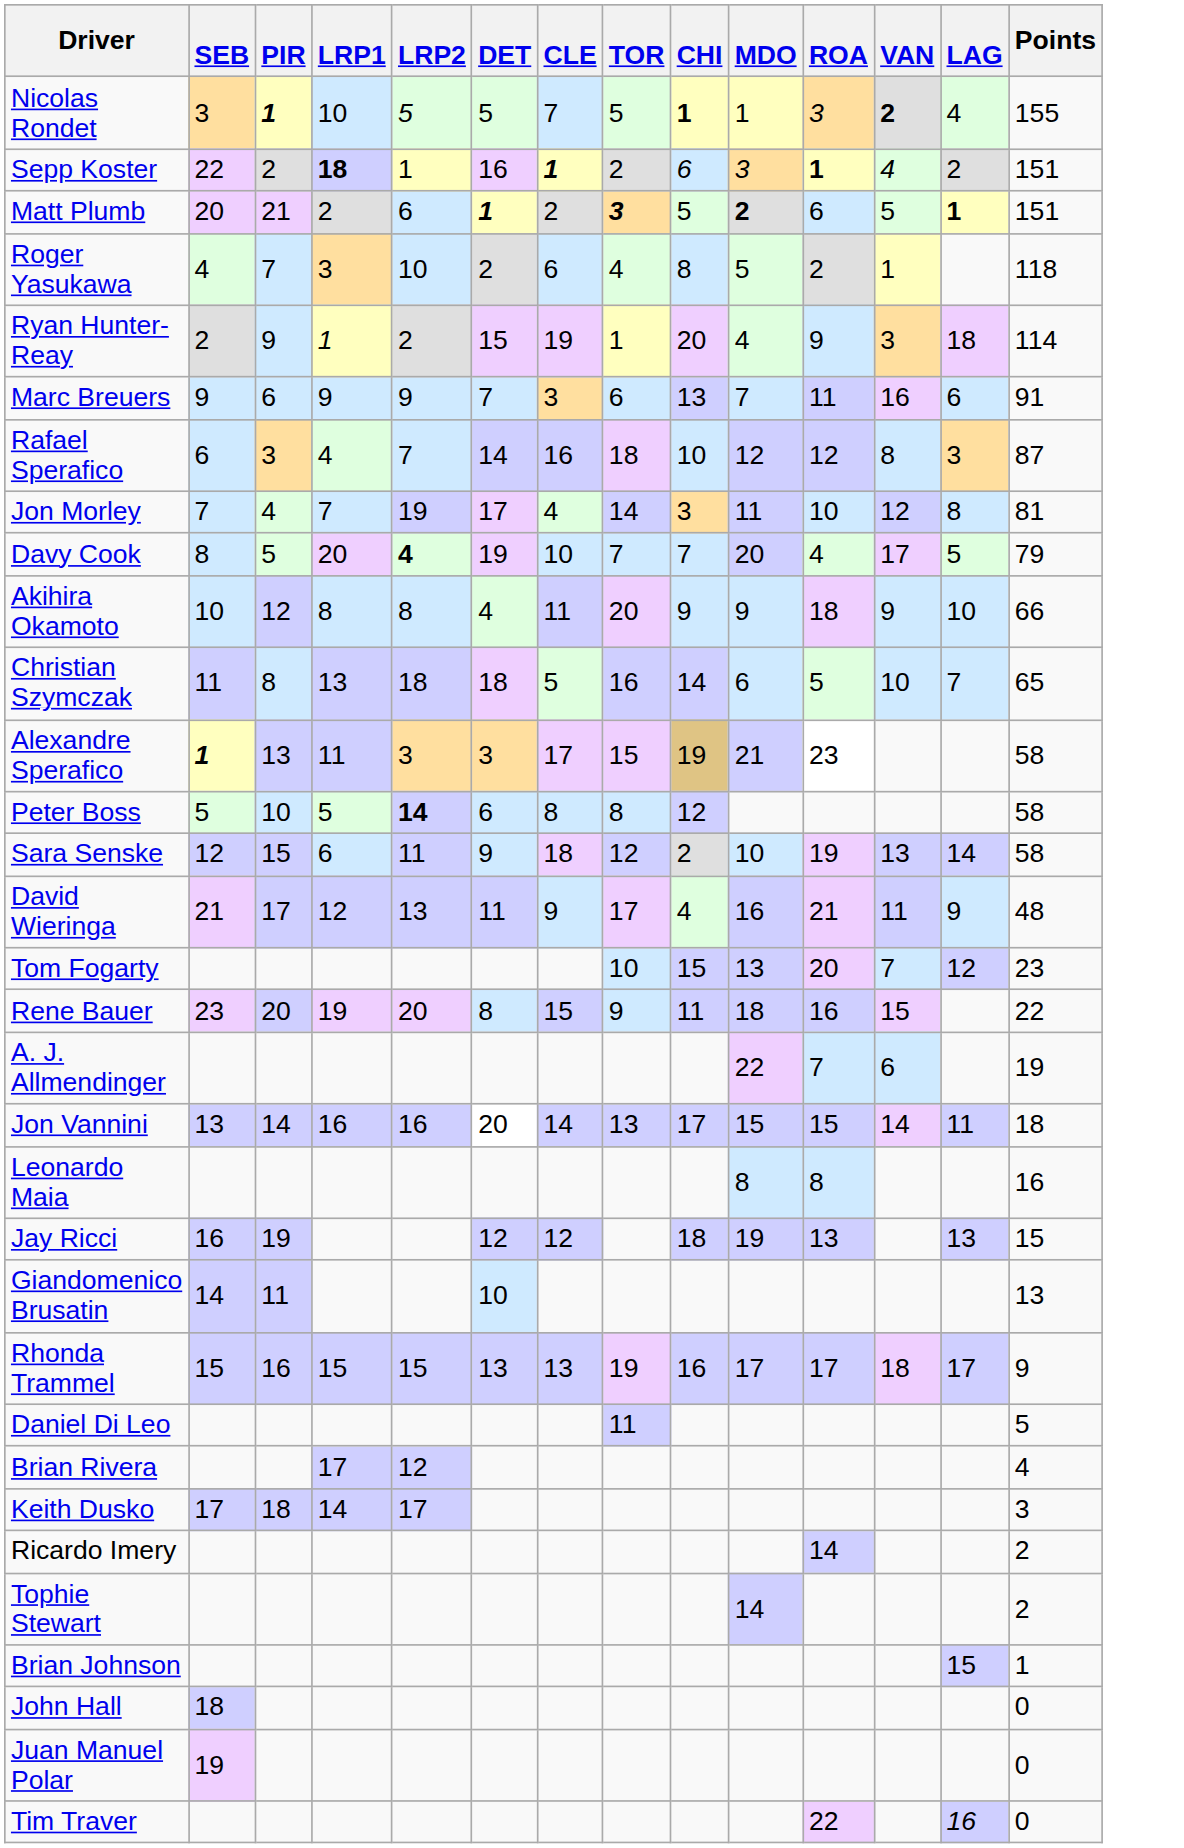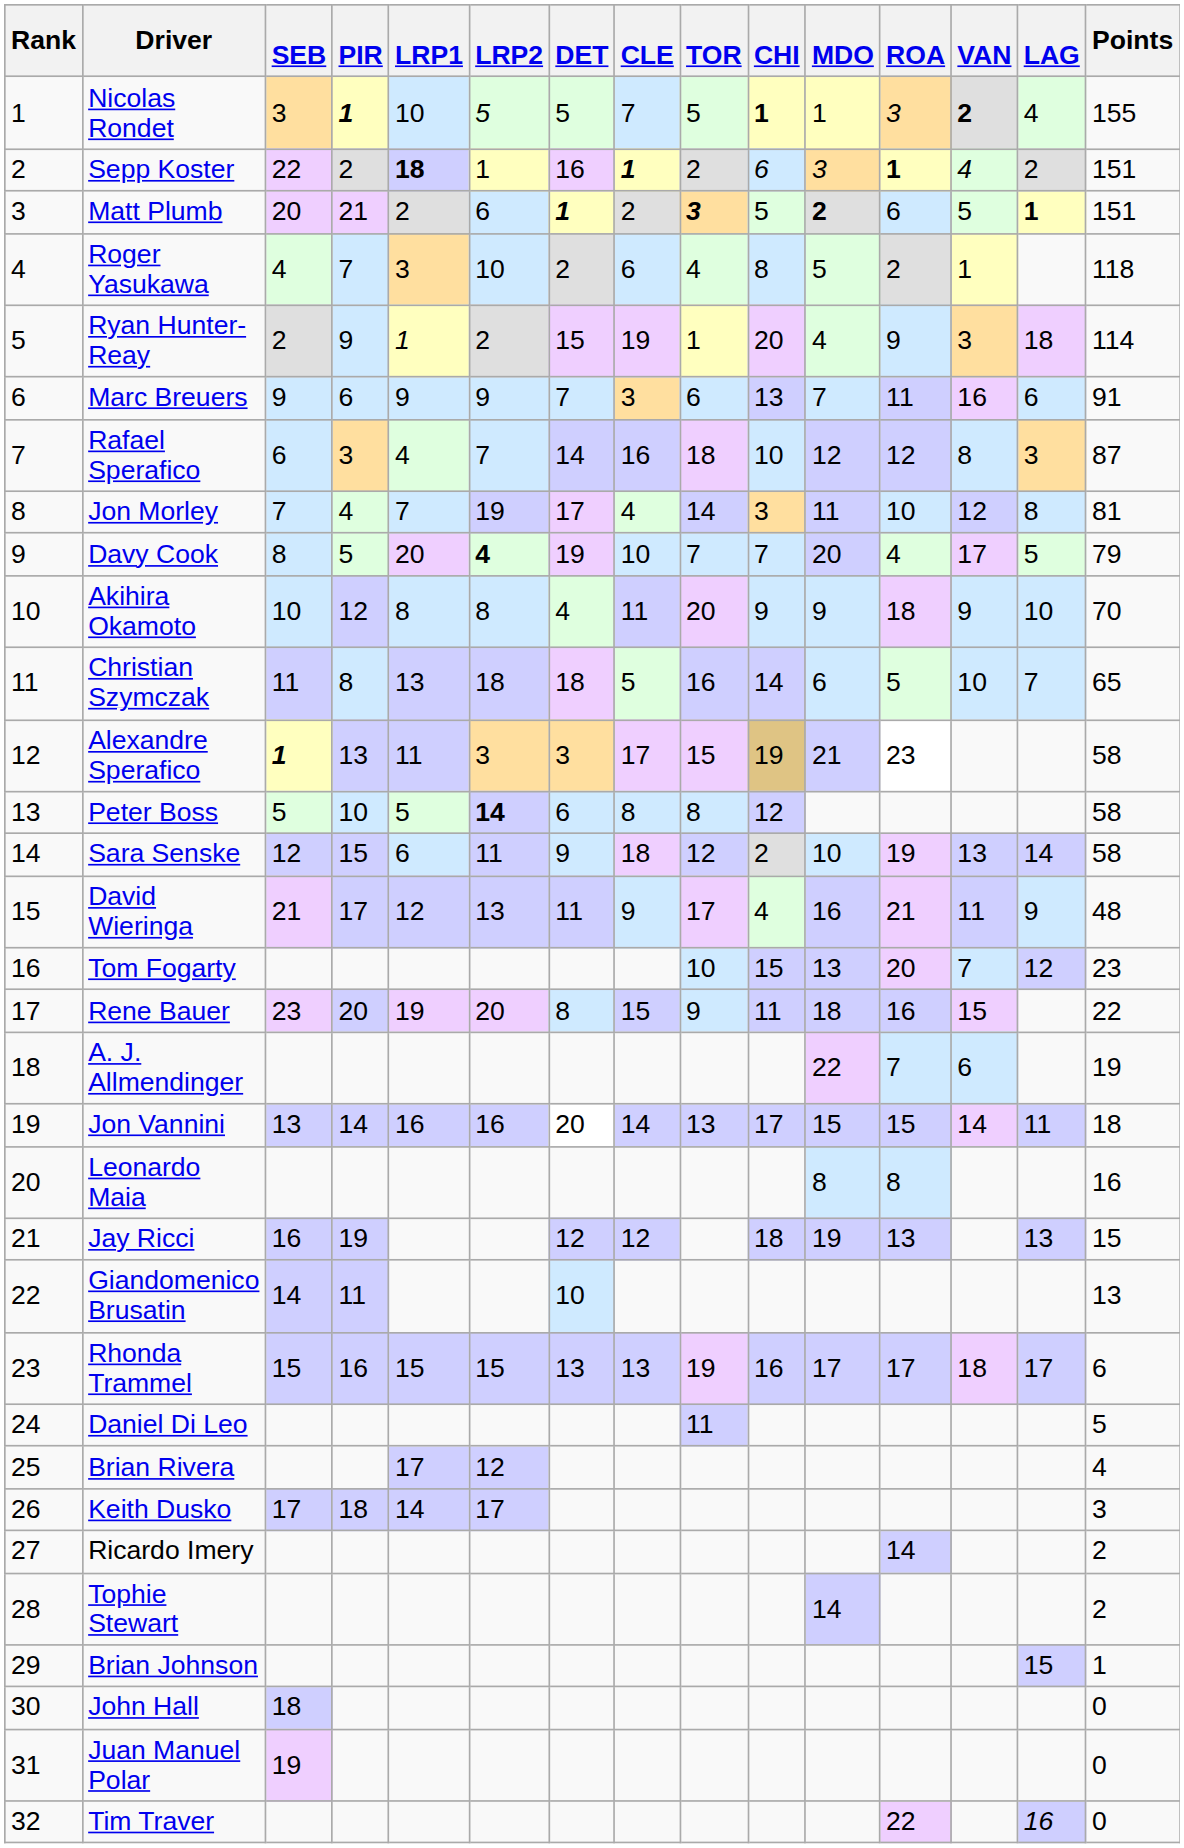+ column: (43, 40)
(1030, 611) 66 -> (1107, 611) 70
(1022, 1367) 9 -> (1099, 1367) 6
